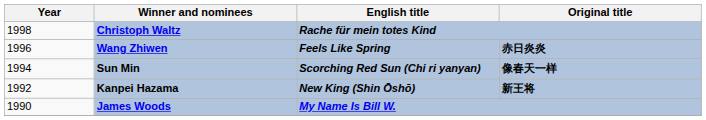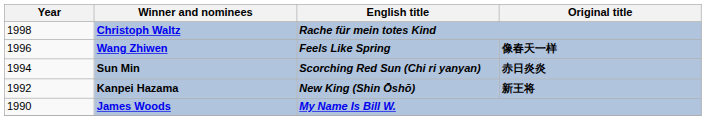(524, 48) 赤日炎炎 -> (529, 48) 像春天一样
(529, 68) 像春天一样 -> (524, 68) 赤日炎炎
